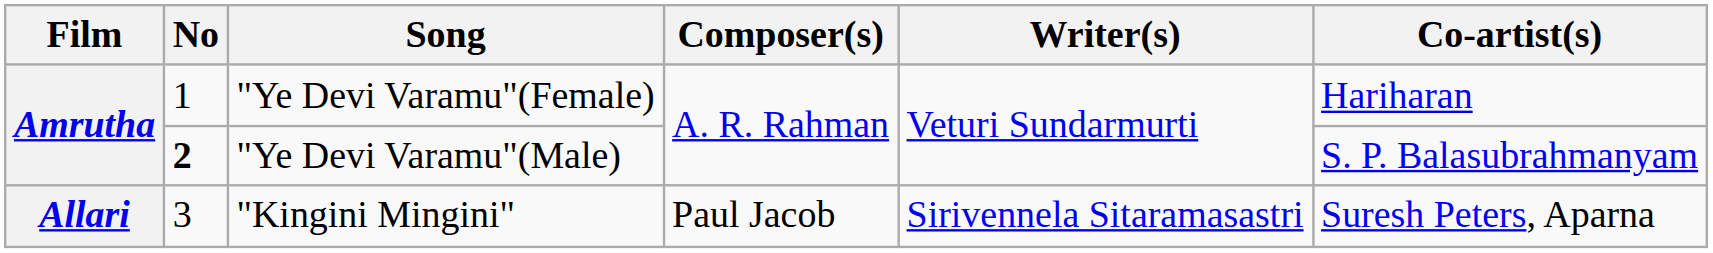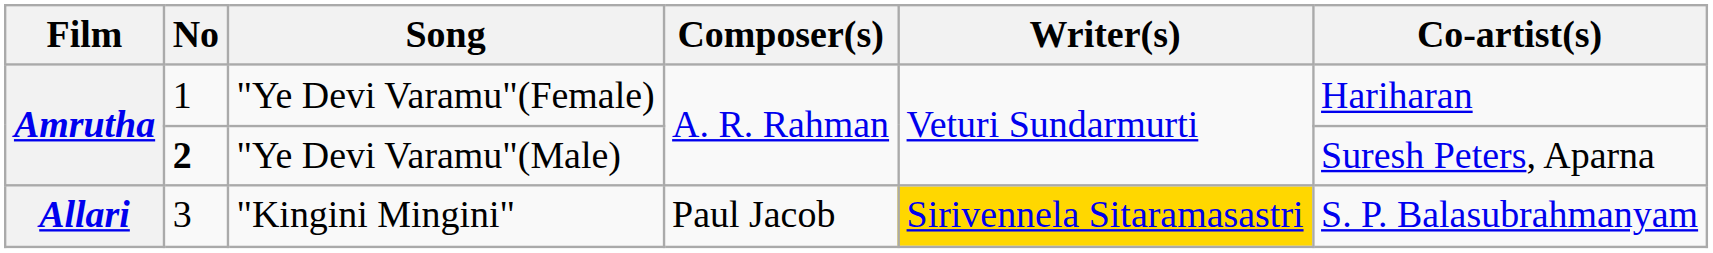(1510, 154) S. P. Balasubrahmanyam -> (1488, 154) Suresh Peters, Aparna
(1105, 214) no background -> (1105, 214) gold background
(1488, 214) Suresh Peters, Aparna -> (1510, 214) S. P. Balasubrahmanyam
